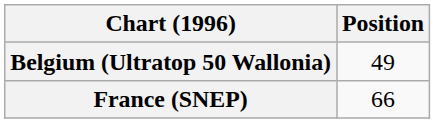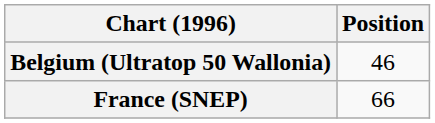(383, 61) 49 -> (383, 61) 46
